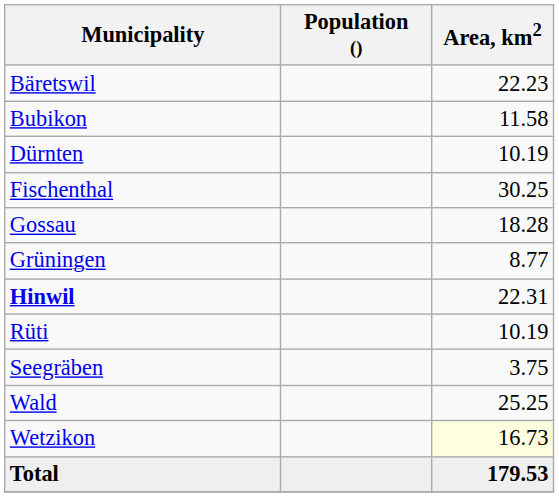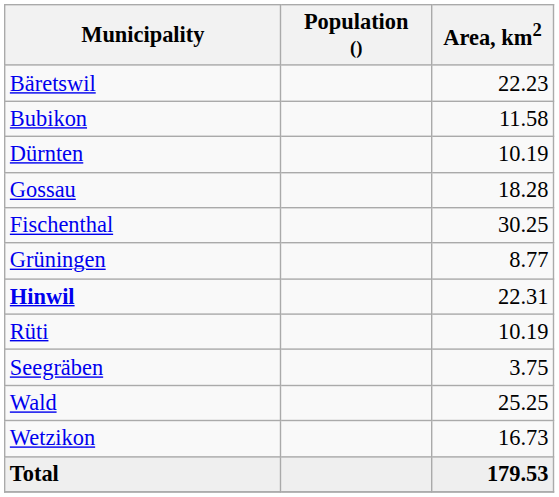rows swapped: (61, 189) <-> (43, 225)
(523, 438) lightyellow background -> (523, 438) no background
